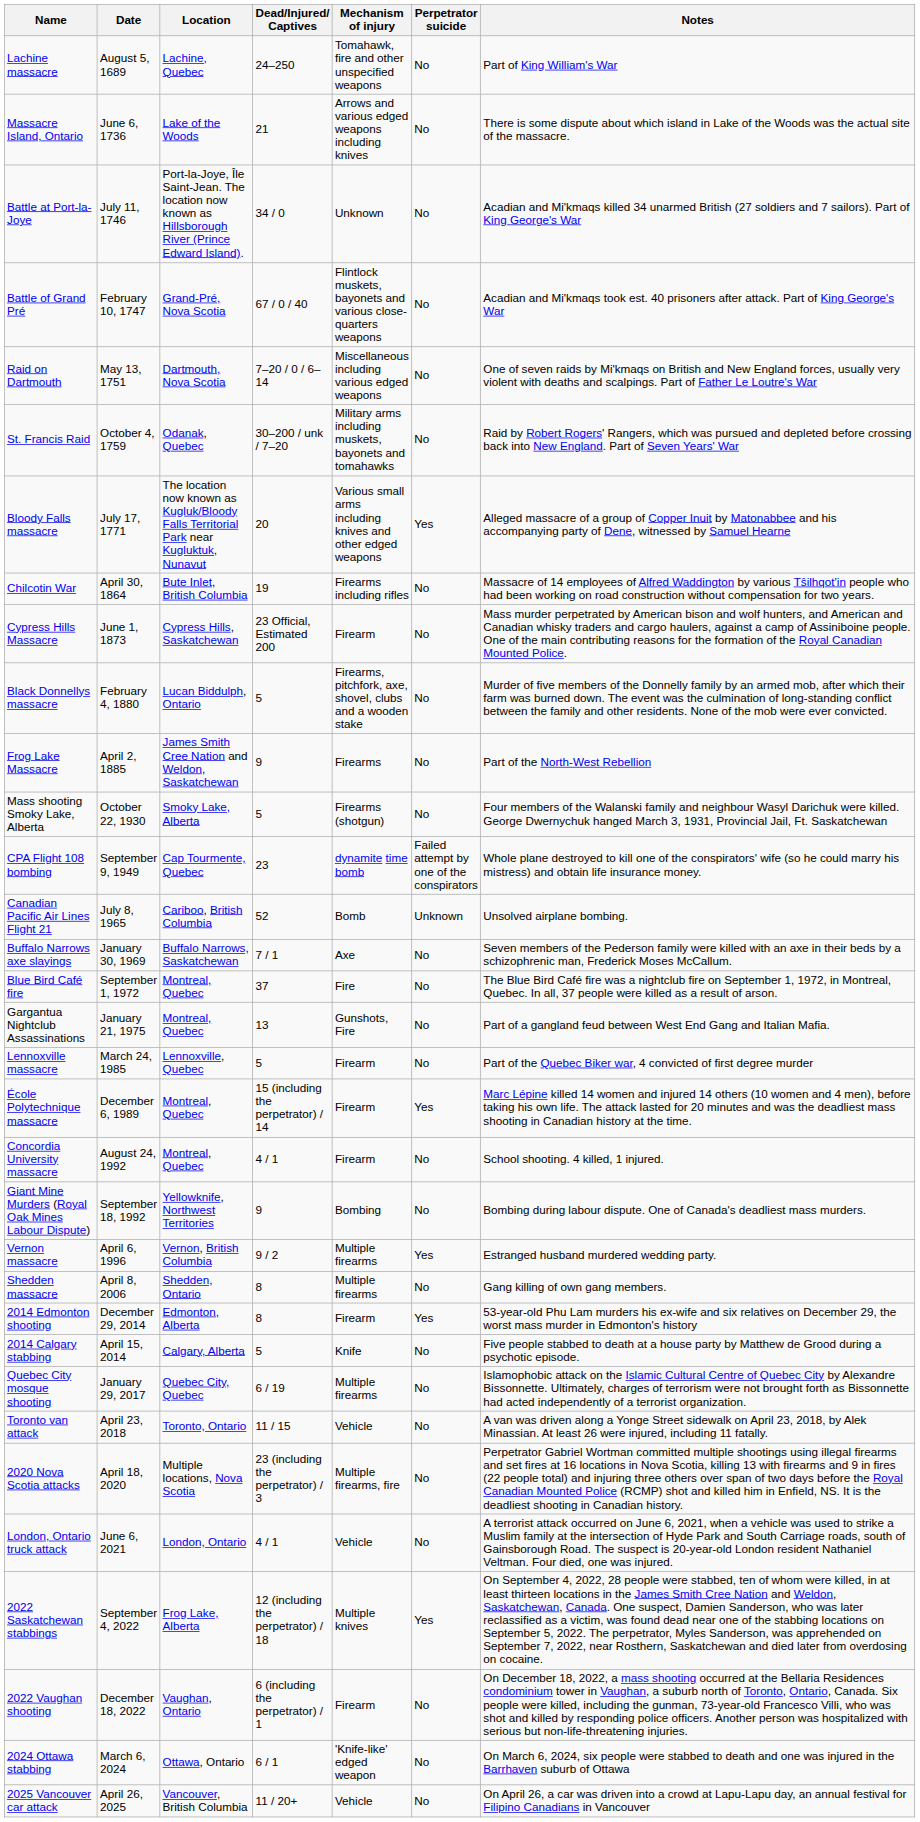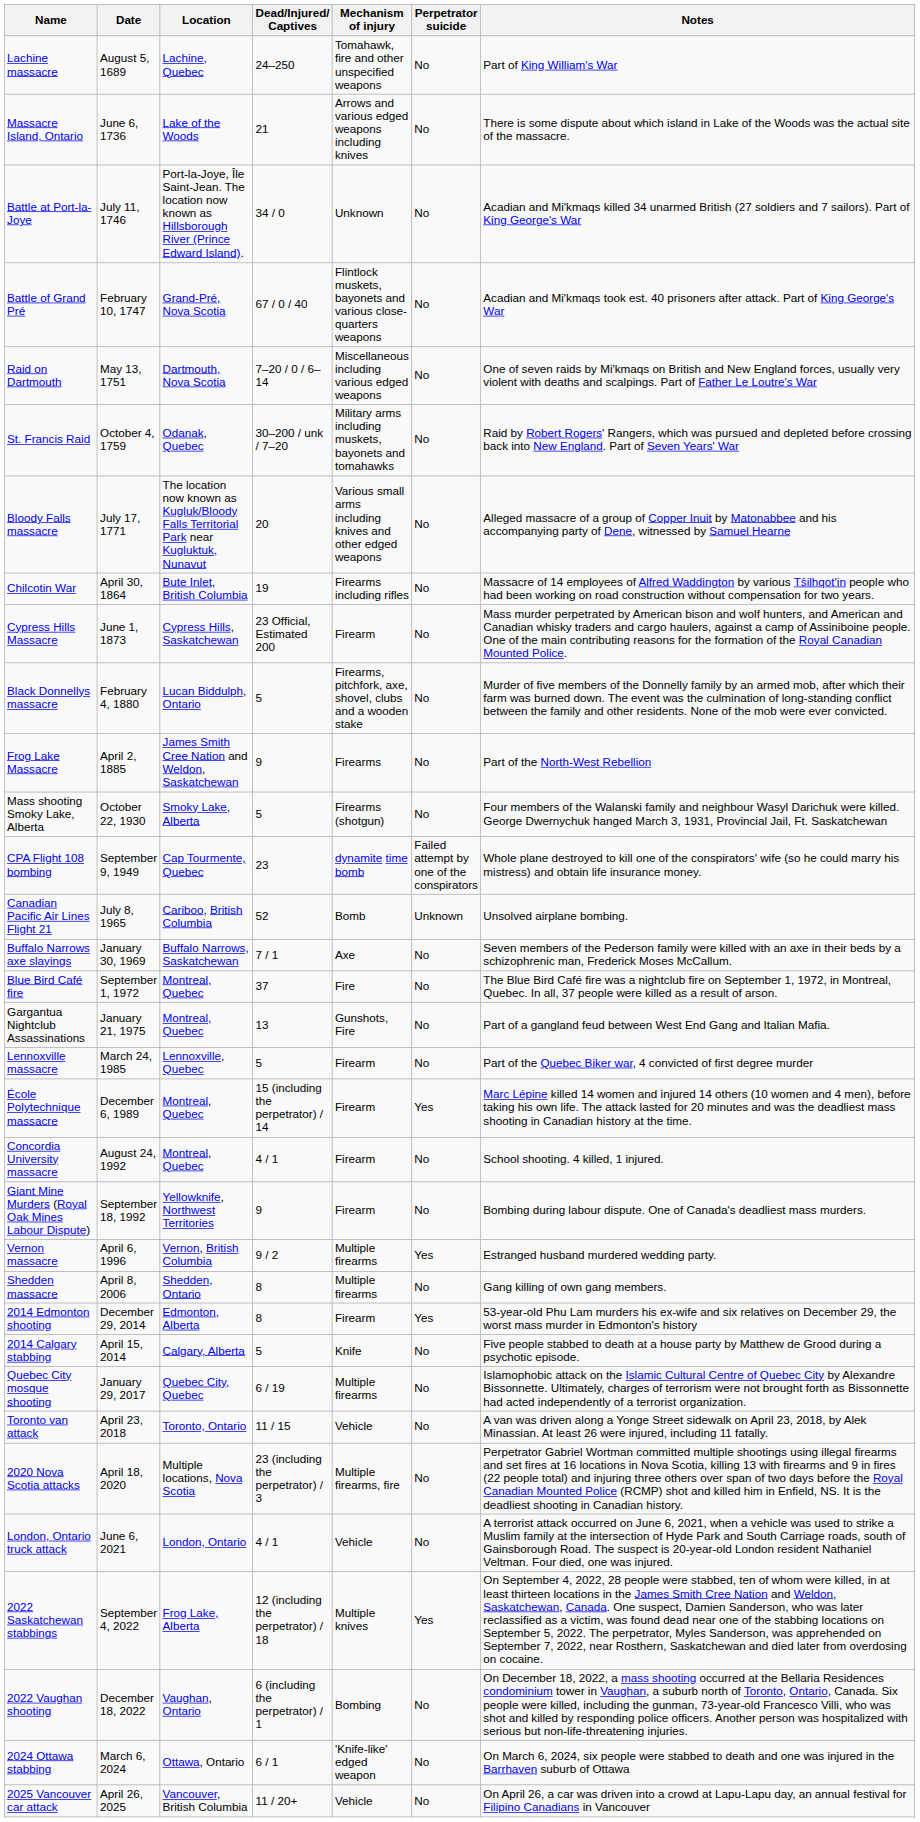(424, 524) Yes -> (422, 524) No
(358, 1210) Bombing -> (355, 1210) Firearm
(355, 1704) Firearm -> (358, 1704) Bombing
